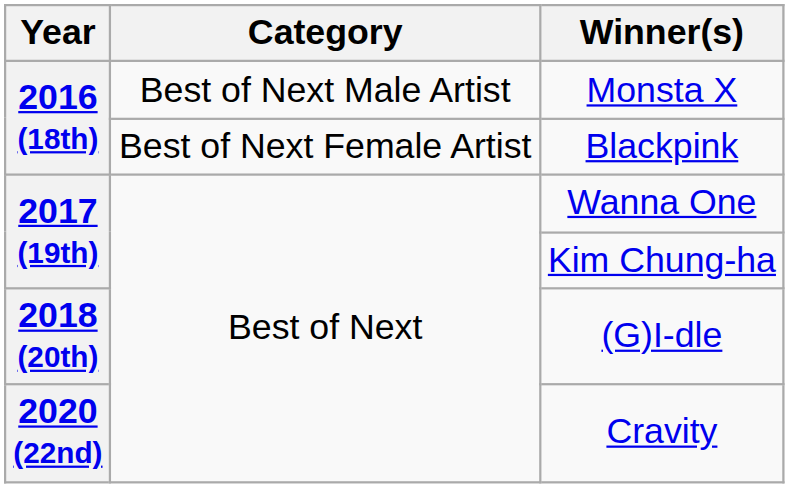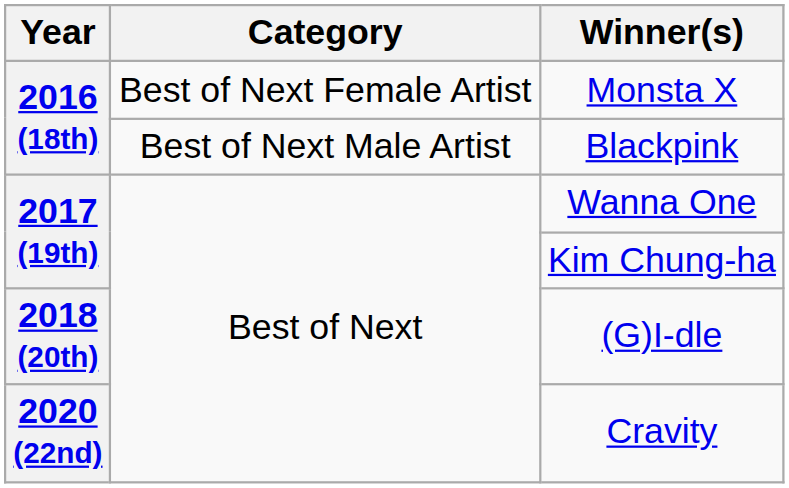(325, 89) Best of Next Male Artist -> (325, 89) Best of Next Female Artist
(325, 145) Best of Next Female Artist -> (325, 145) Best of Next Male Artist
